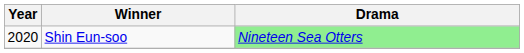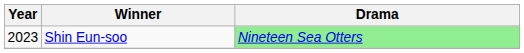(23, 37) 2020 -> (23, 37) 2023
